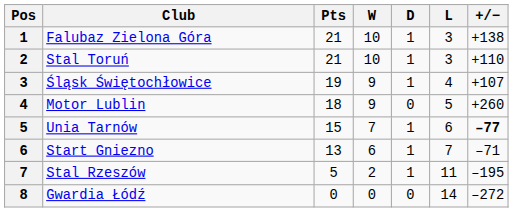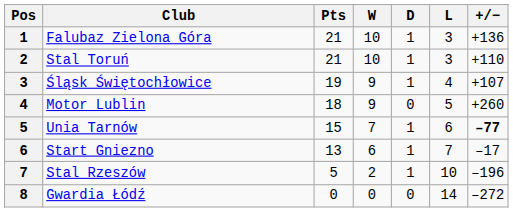(488, 38) +138 -> (488, 38) +136
(488, 151) –71 -> (488, 151) –17
(449, 173) 11 -> (449, 173) 10
(488, 173) –195 -> (488, 173) –196
